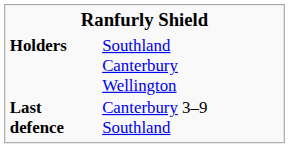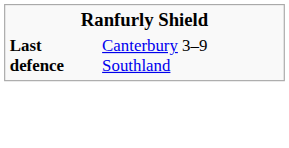- row: (38, 45)
